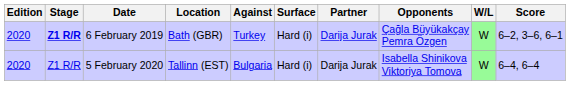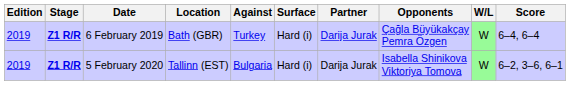(19, 35) 2020 -> (19, 35) 2019
(530, 35) 6–2, 3–6, 6–1 -> (519, 35) 6–4, 6–4
(19, 65) 2020 -> (19, 65) 2019
(64, 65) normal -> (64, 65) bold
(519, 65) 6–4, 6–4 -> (530, 65) 6–2, 3–6, 6–1
